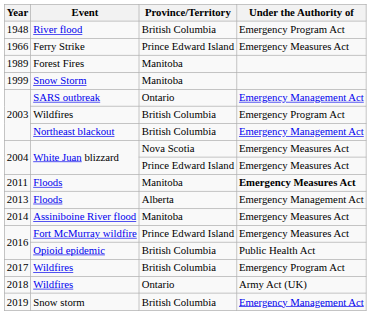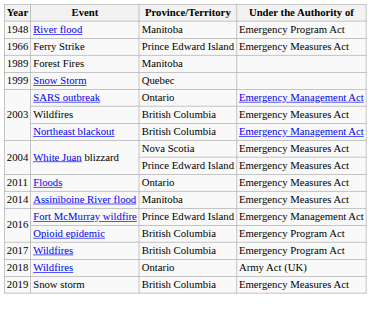(179, 30) British Columbia -> (162, 30) Manitoba
(162, 81) Manitoba -> (158, 81) Quebec
(292, 115) Emergency Program Act -> (294, 115) Emergency Measures Act
(162, 183) Manitoba -> (158, 183) Ontario
(297, 183) bold -> (294, 183) normal
- row: (18, 200)
(294, 234) Emergency Measures Act -> (301, 217) Emergency Management Act
(277, 251) Public Health Act -> (292, 234) Emergency Program Act
(301, 302) Emergency Management Act -> (294, 285) Emergency Measures Act
